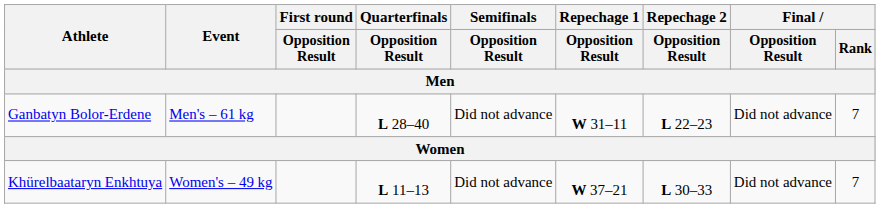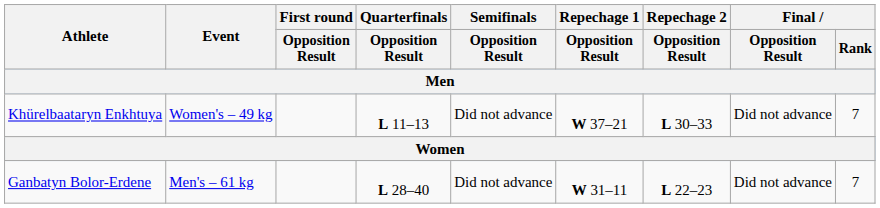rows swapped: (80, 115) <-> (85, 182)
